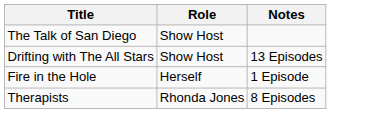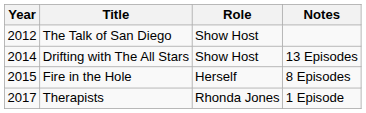+ column: (22, 14)
(280, 77) 1 Episode -> (318, 77) 8 Episodes
(283, 98) 8 Episodes -> (315, 98) 1 Episode
